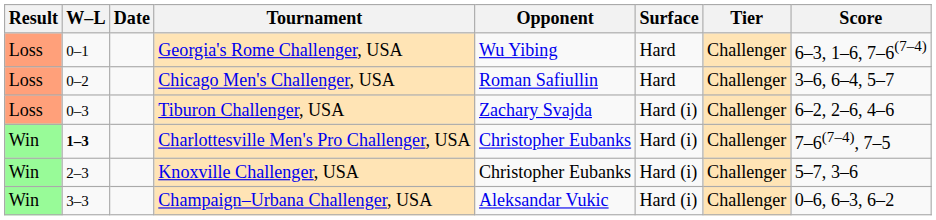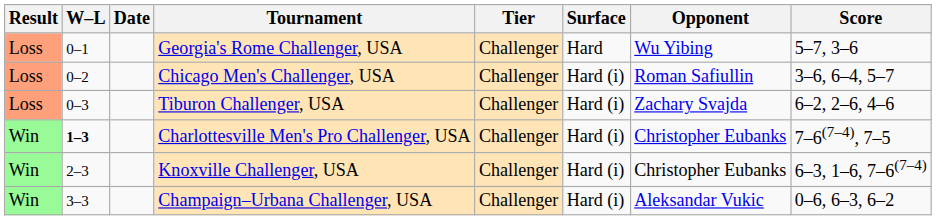columns swapped: (747, 18) <-> (555, 18)
(861, 49) 6–3, 1–6, 7–6(7–4) -> (826, 47) 5–7, 3–6
(658, 81) Hard -> (596, 76) Hard (i)
(826, 171) 5–7, 3–6 -> (861, 169) 6–3, 1–6, 7–6(7–4)
